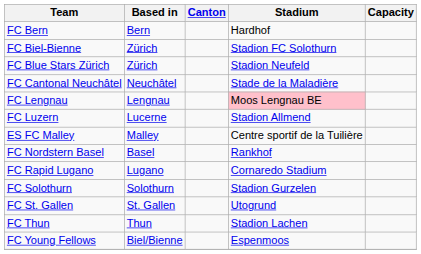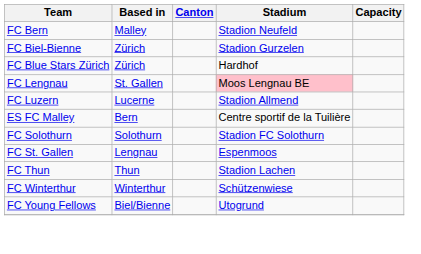(138, 30) Bern -> (130, 30) Malley
(250, 30) Hardhof -> (258, 30) Stadion Neufeld
(284, 48) Stadion FC Solothurn -> (261, 48) Stadion Gurzelen
(270, 65) Stadion Neufeld -> (238, 65) Hardhof
- row: (64, 83)
(148, 100) Lengnau -> (139, 83) St. Gallen
(143, 135) Malley -> (126, 118) Bern
- row: (55, 153)
- row: (50, 170)
(273, 188) Stadion Gurzelen -> (271, 135) Stadion FC Solothurn
(151, 205) St. Gallen -> (136, 153) Lengnau
(254, 205) Utogrund -> (248, 153) Espenmoos
+ row: (41, 188)
(260, 240) Espenmoos -> (241, 205) Utogrund
